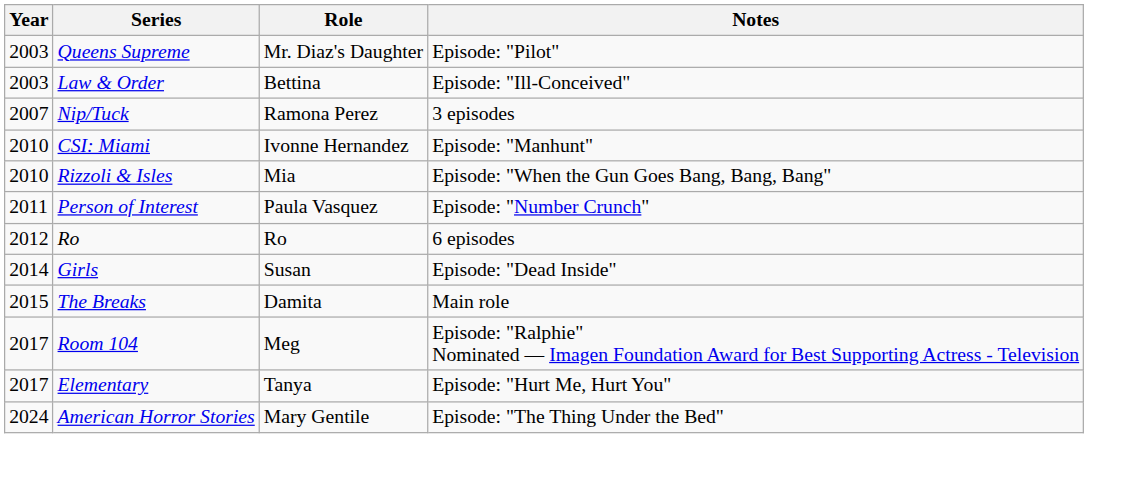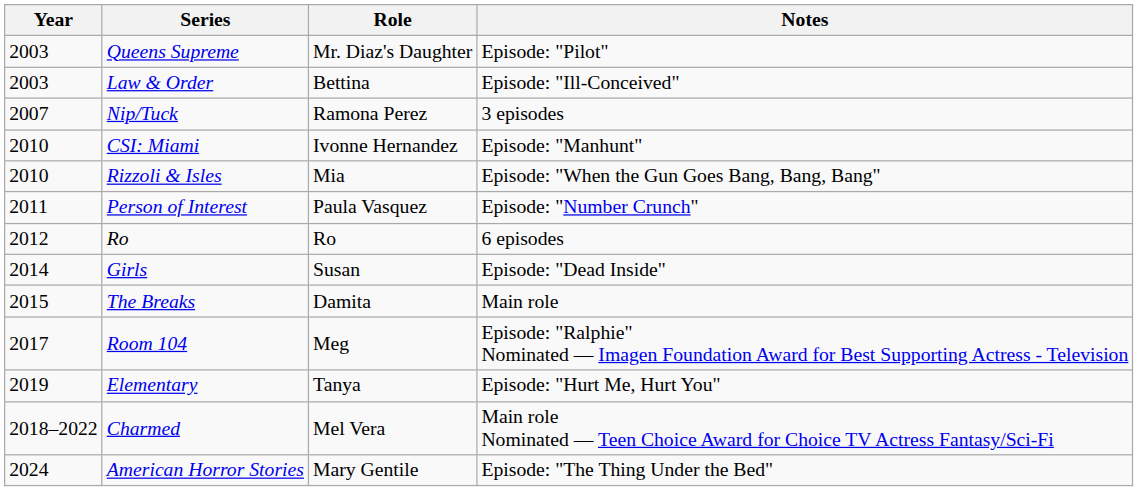(29, 385) 2017 -> (29, 385) 2019
+ row: (143, 427)
